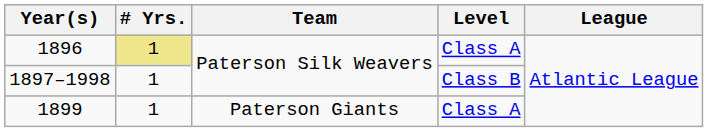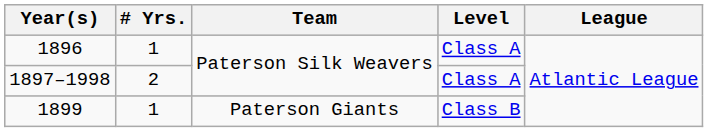(153, 51) khaki background -> (153, 51) no background
(153, 81) 1 -> (153, 81) 2
(481, 81) Class B -> (481, 81) Class A
(481, 111) Class A -> (481, 111) Class B
